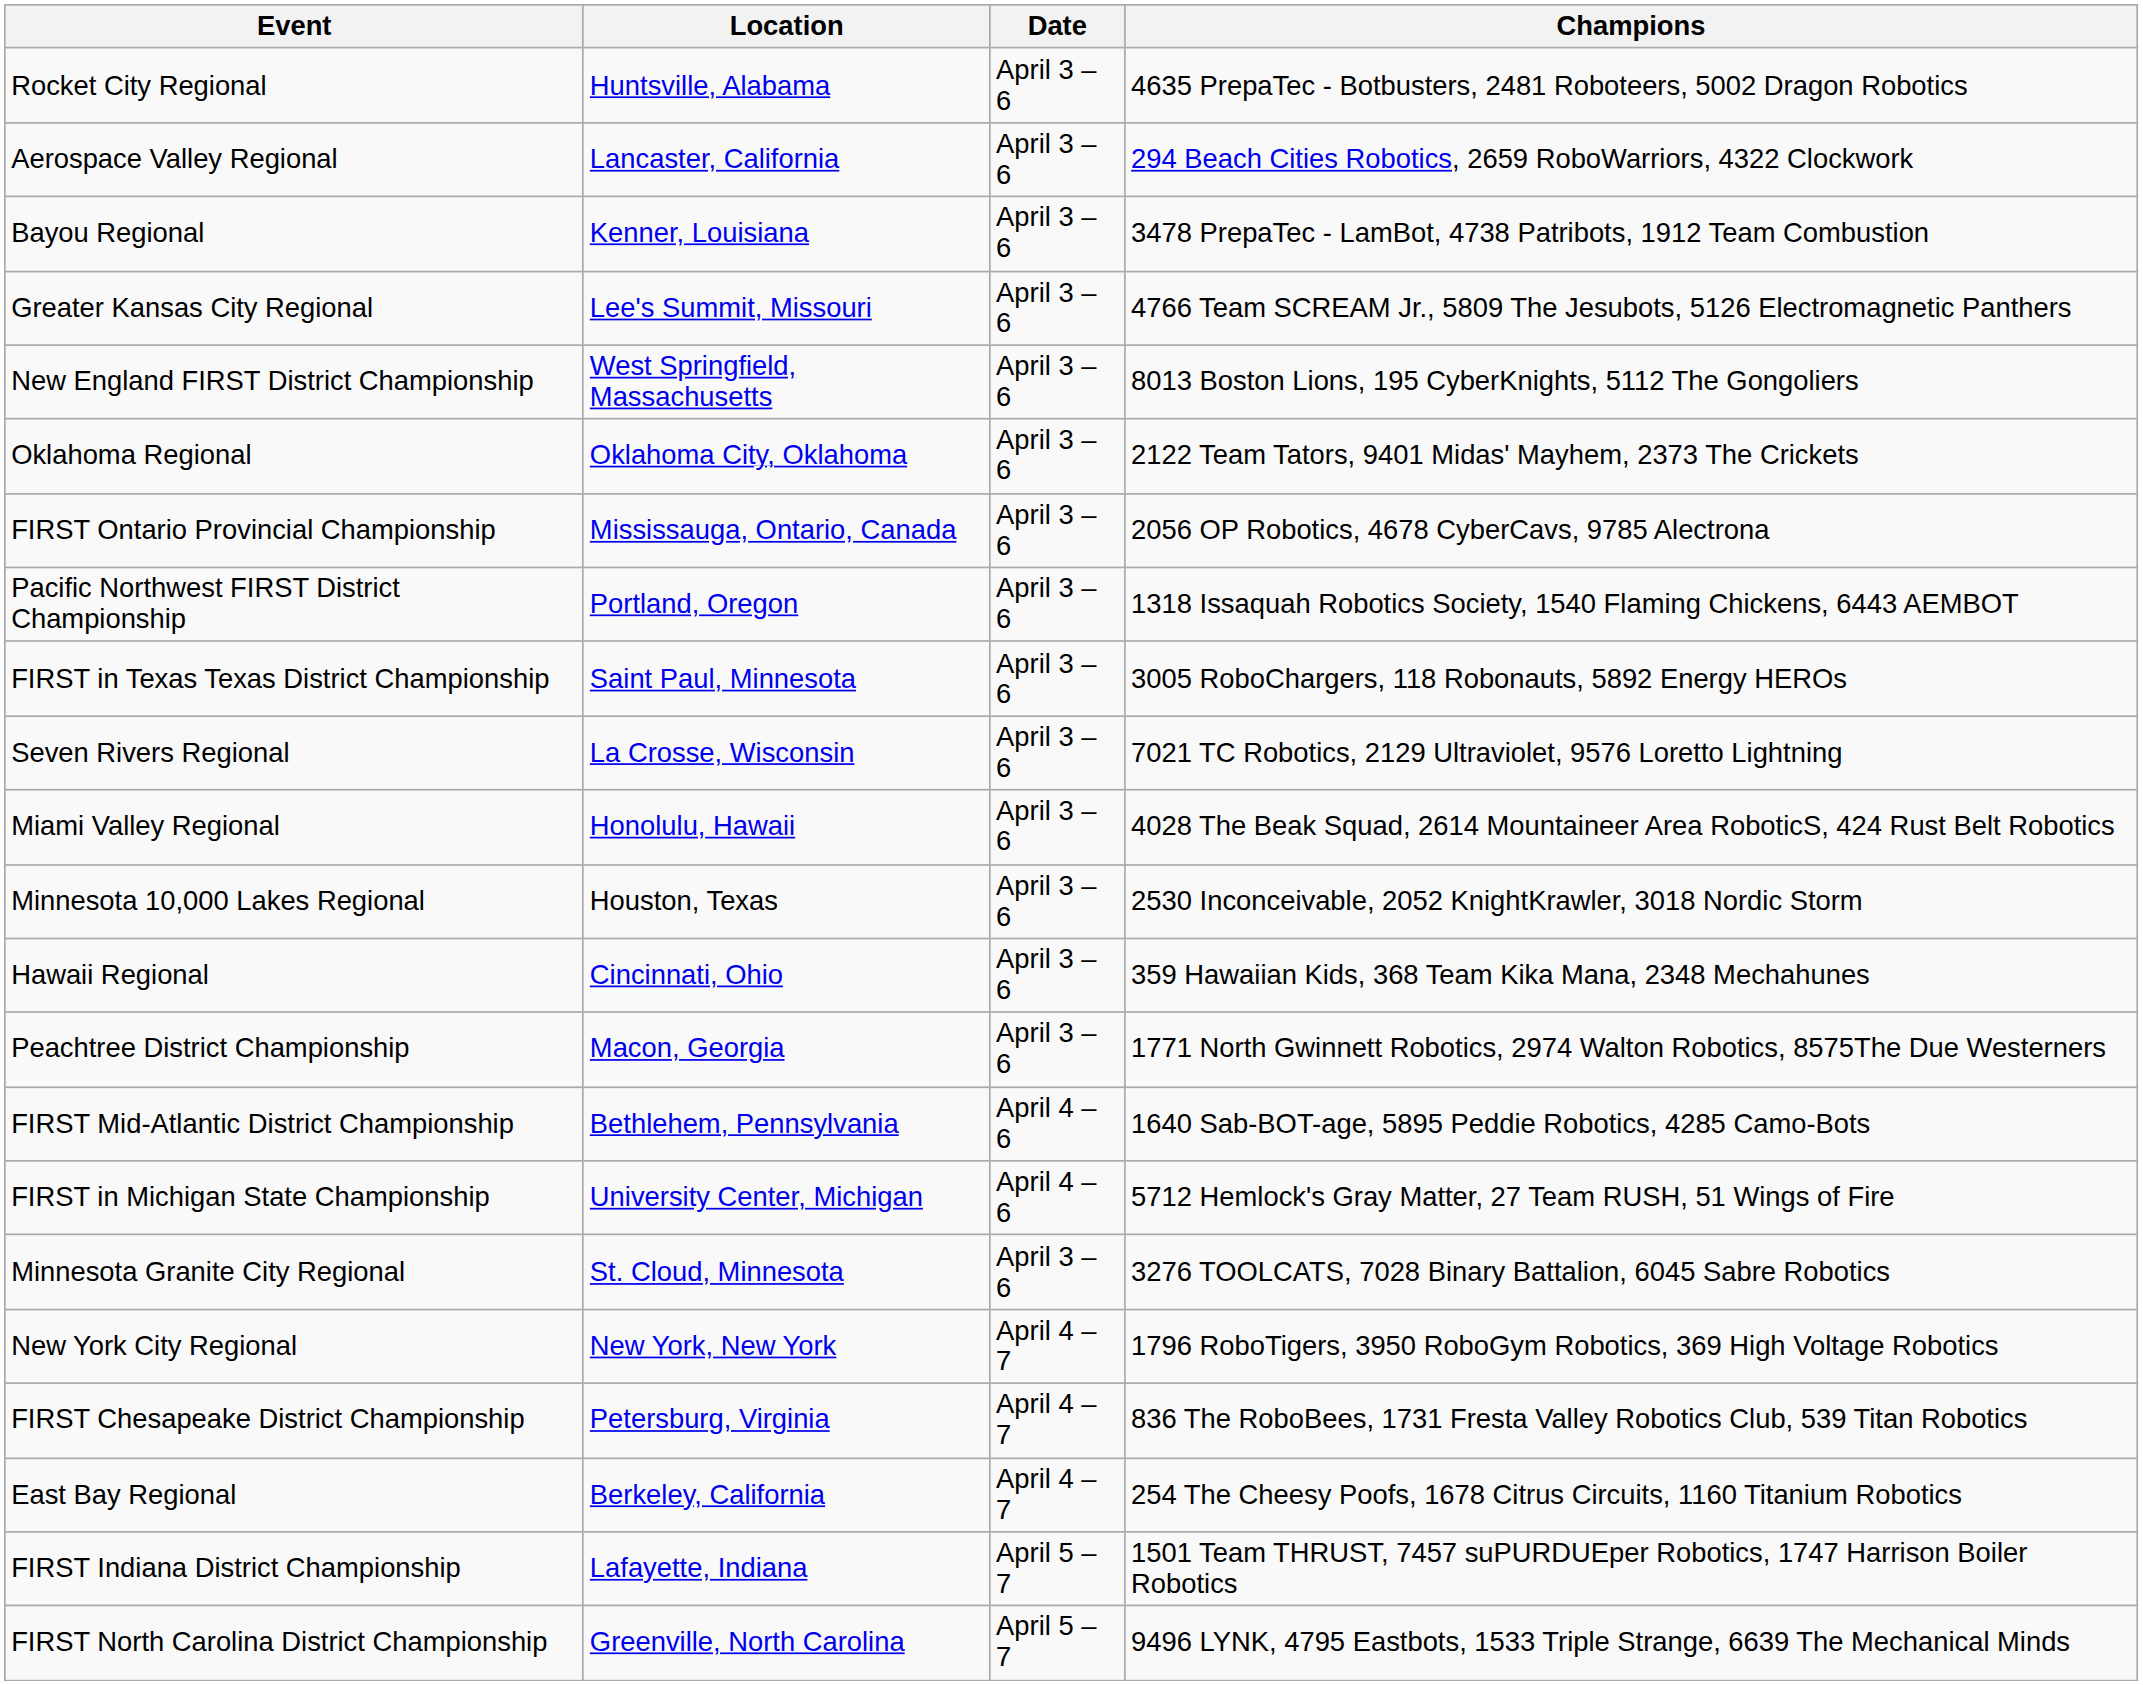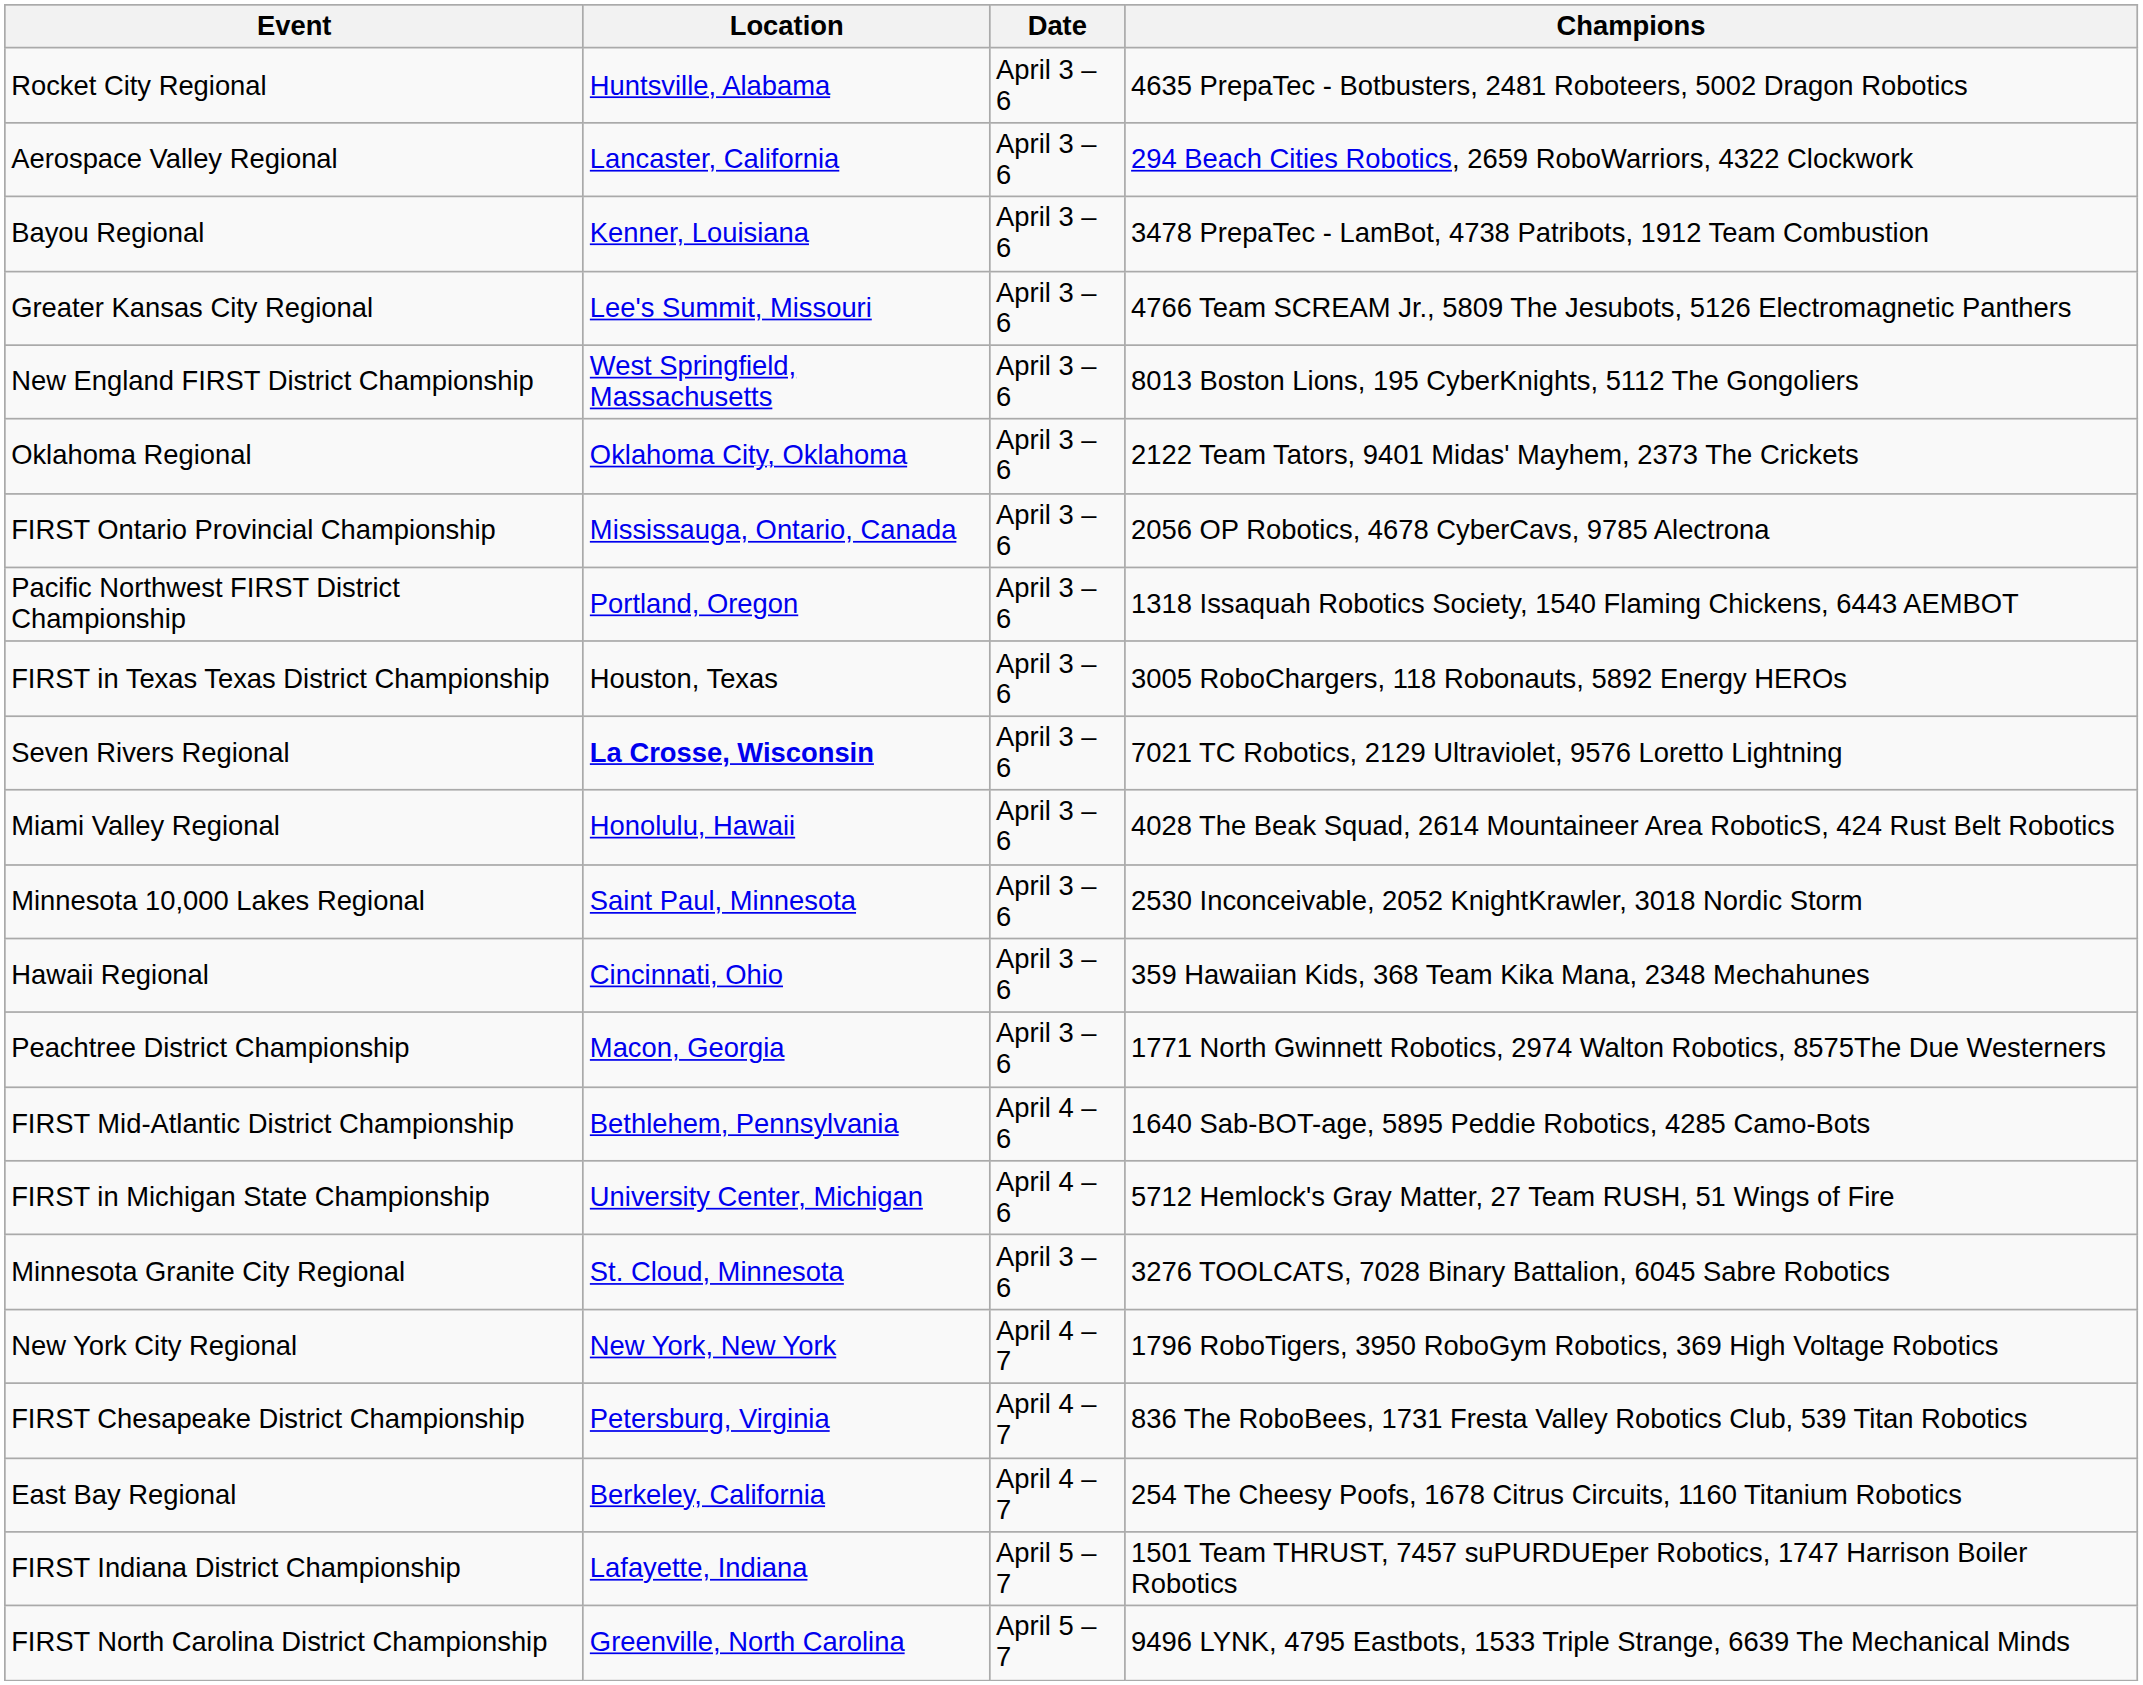(723, 678) Saint Paul, Minnesota -> (684, 678) Houston, Texas
(722, 752) normal -> (732, 752) bold
(684, 900) Houston, Texas -> (723, 900) Saint Paul, Minnesota
